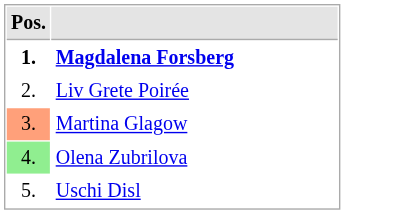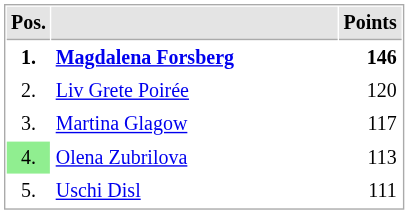+ column: (370, 22)
(28, 124) lightsalmon background -> (28, 124) no background
